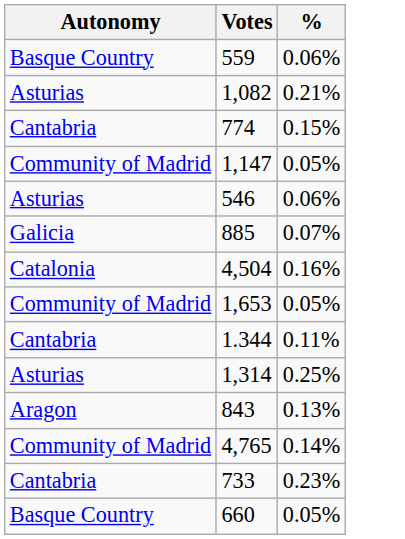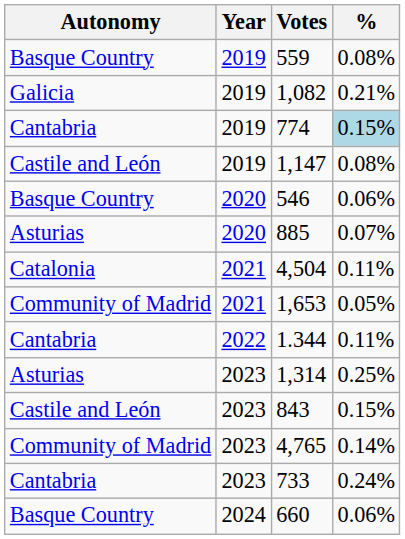+ column: (244, 22)
(312, 57) 0.06% -> (366, 57) 0.08%
(47, 92) Asturias -> (42, 92) Galicia
(312, 127) no background -> (366, 127) lightblue background
(111, 163) Community of Madrid -> (85, 163) Castile and León
(312, 163) 0.05% -> (366, 163) 0.08%
(47, 198) Asturias -> (82, 198) Basque Country
(42, 233) Galicia -> (47, 233) Asturias
(312, 269) 0.16% -> (366, 269) 0.11%
(43, 410) Aragon -> (85, 410) Castile and León
(312, 410) 0.13% -> (366, 410) 0.15%
(312, 480) 0.23% -> (366, 480) 0.24%
(312, 515) 0.05% -> (366, 515) 0.06%
